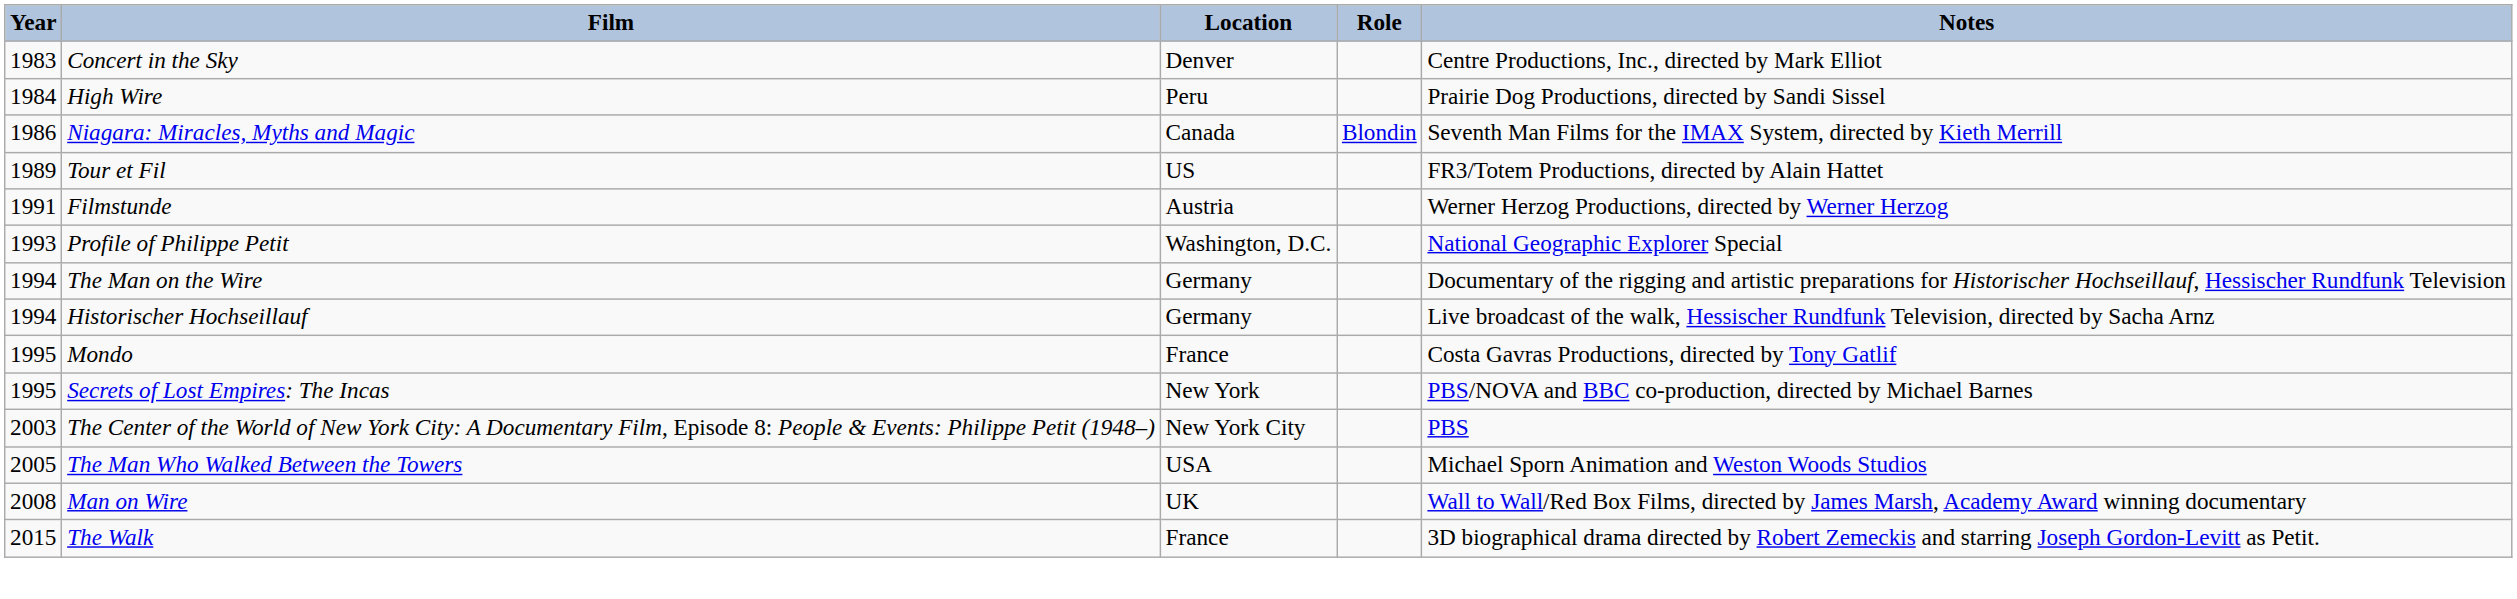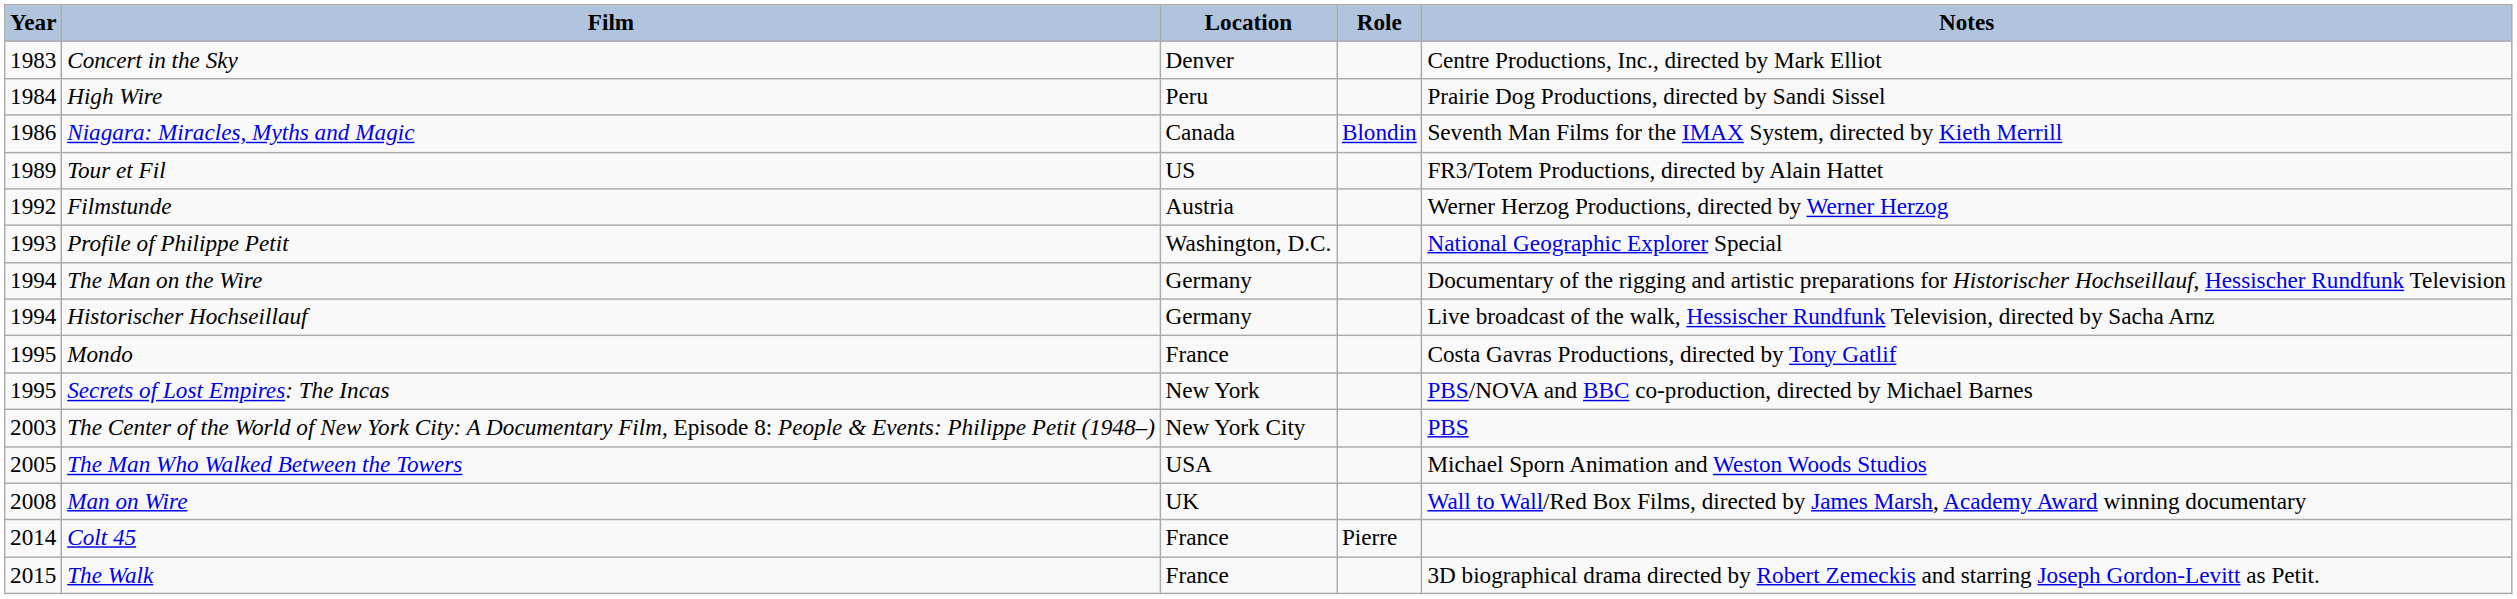(33, 206) 1991 -> (33, 206) 1992
+ row: (102, 538)
